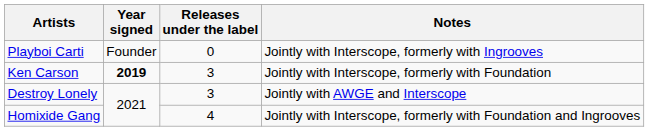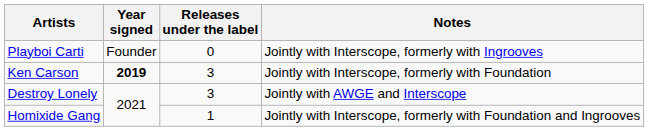(210, 115) 4 -> (210, 115) 1
